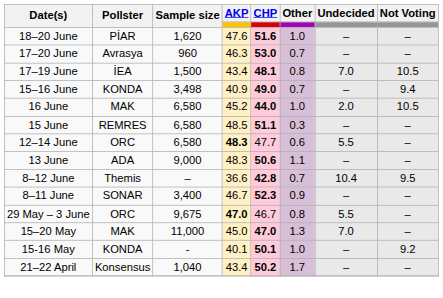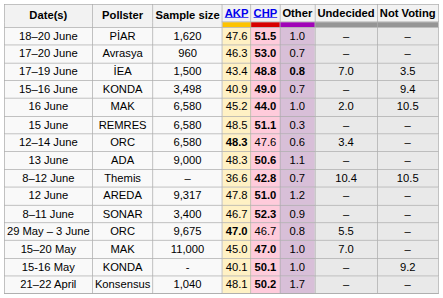(265, 36) 51.6 -> (265, 36) 51.5
(265, 71) 48.1 -> (265, 71) 48.8
(297, 71) normal -> (297, 71) bold
(408, 71) 10.5 -> (408, 71) 3.5
(265, 142) 47.7 -> (265, 142) 47.6
(346, 142) 5.5 -> (346, 142) 3.4
(408, 178) 9.5 -> (408, 178) 10.5
+ row: (48, 196)
(297, 231) 1.3 -> (297, 249) 1.0
(237, 267) 43.4 -> (237, 284) 48.1
